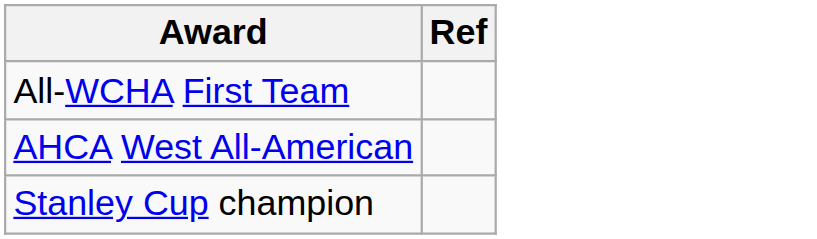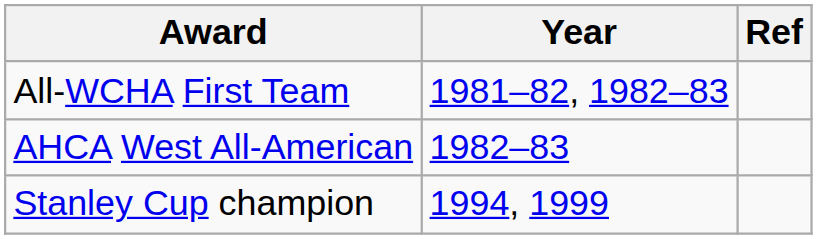+ column: (579, 32)
